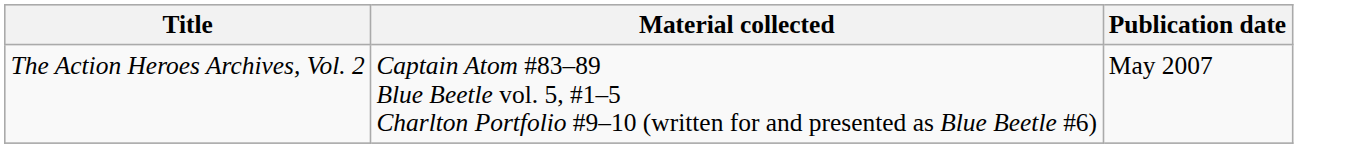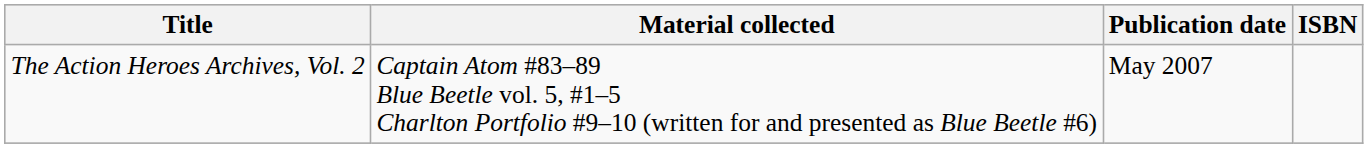+ column: (1328, 24)
